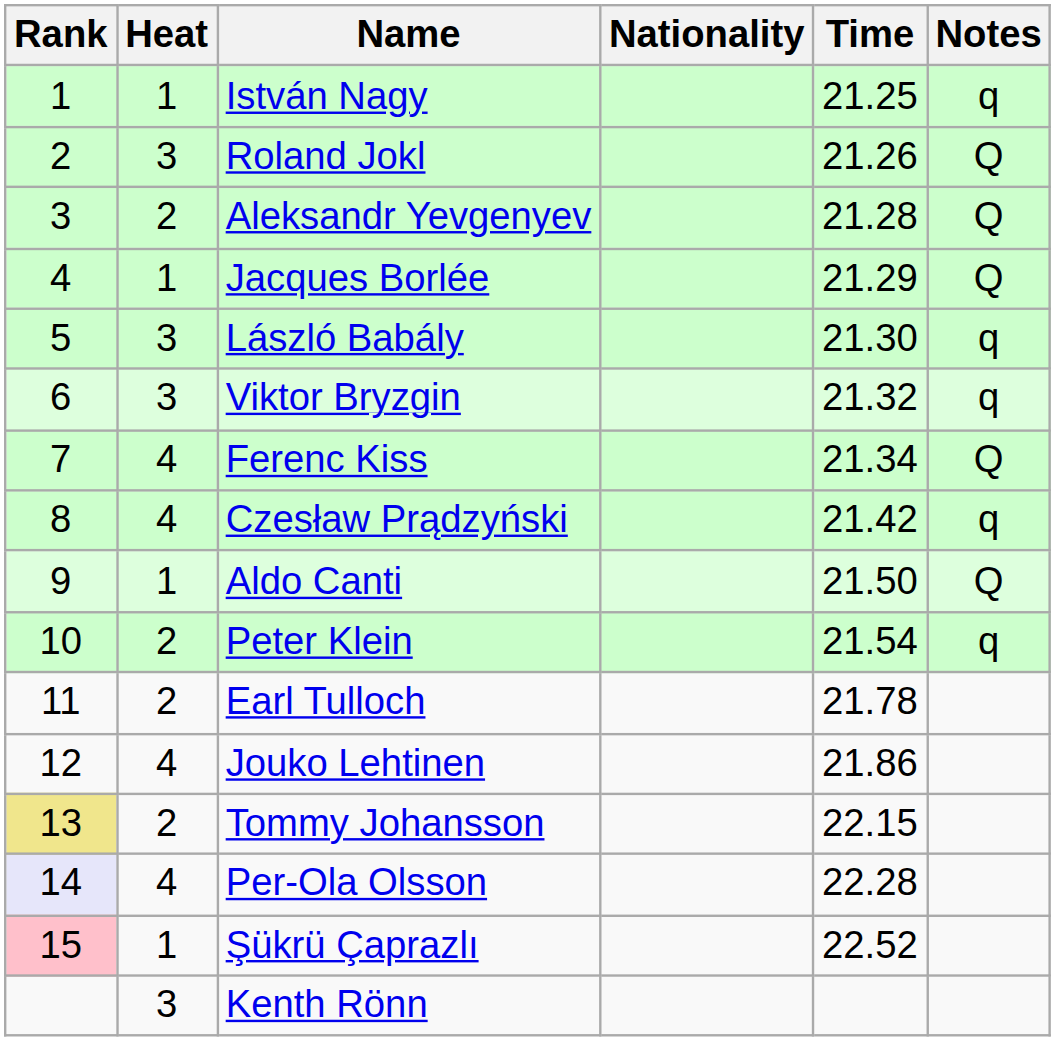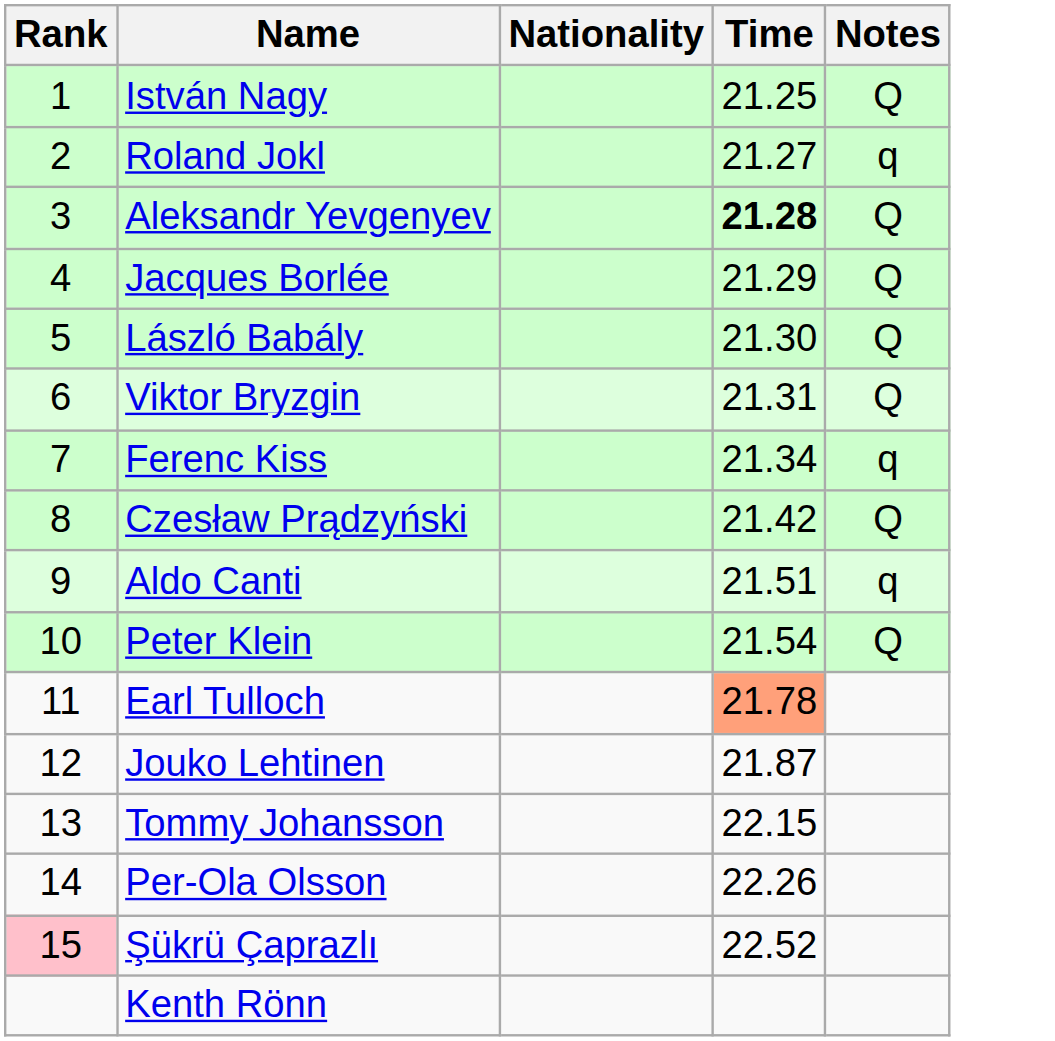- column: (167, 34)
(989, 95) q -> (888, 95) Q
(870, 156) 21.26 -> (769, 156) 21.27
(989, 156) Q -> (888, 156) q
(870, 216) normal -> (769, 216) bold
(989, 338) q -> (888, 338) Q
(870, 398) 21.32 -> (769, 398) 21.31
(989, 398) q -> (888, 398) Q
(989, 459) Q -> (888, 459) q
(989, 519) q -> (888, 519) Q
(870, 580) 21.50 -> (769, 580) 21.51
(989, 580) Q -> (888, 580) q
(989, 641) q -> (888, 641) Q
(870, 701) no background -> (769, 701) lightsalmon background
(870, 762) 21.86 -> (769, 762) 21.87
(61, 823) khaki background -> (61, 823) no background
(61, 883) lavender background -> (61, 883) no background
(870, 883) 22.28 -> (769, 883) 22.26
